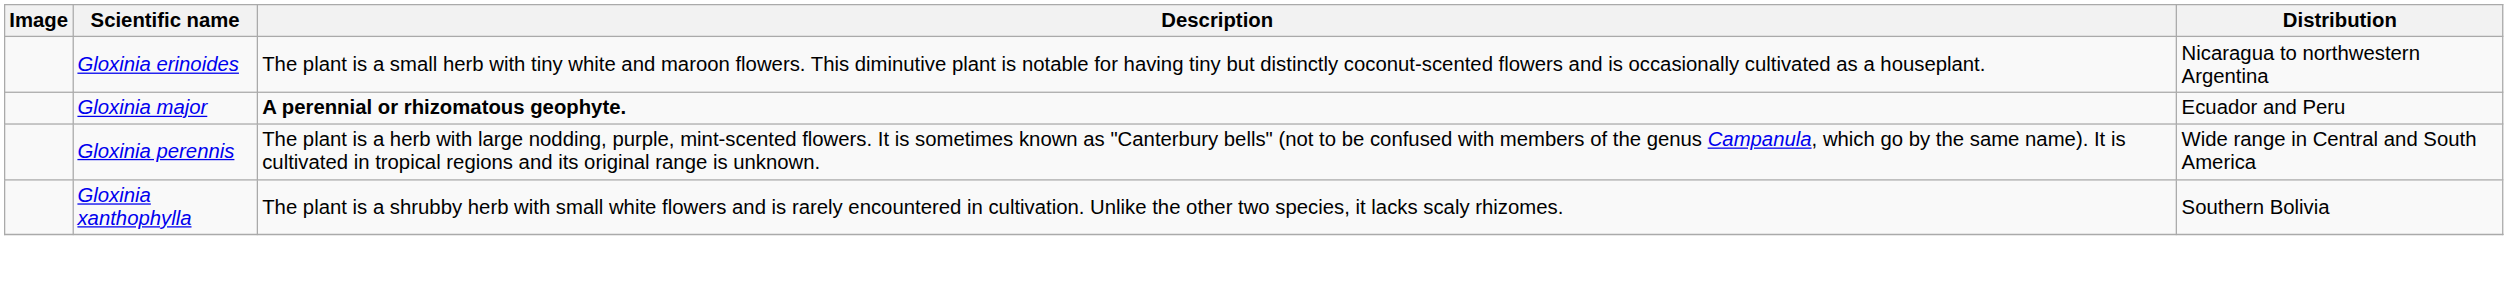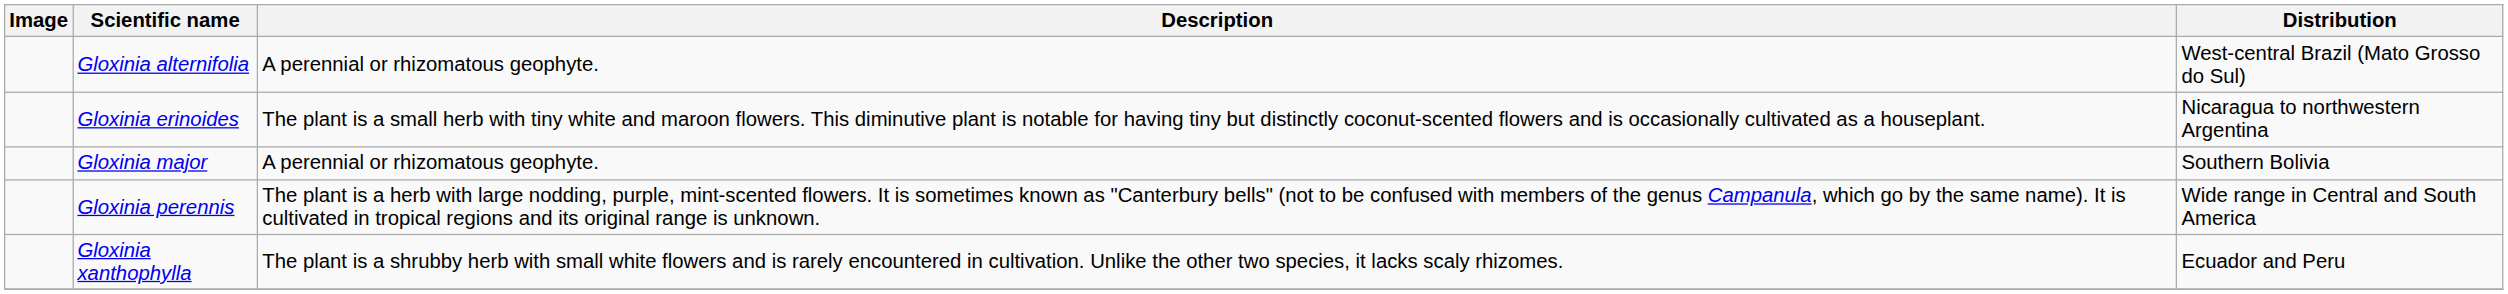+ row: (163, 64)
(444, 107) bold -> (431, 163) normal
(2264, 107) Ecuador and Peru -> (2255, 163) Southern Bolivia
(2256, 206) Southern Bolivia -> (2263, 261) Ecuador and Peru
